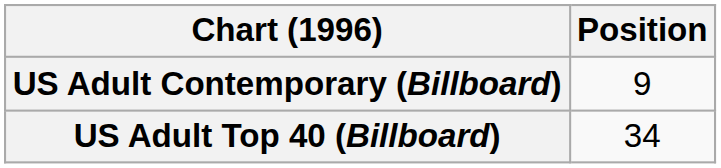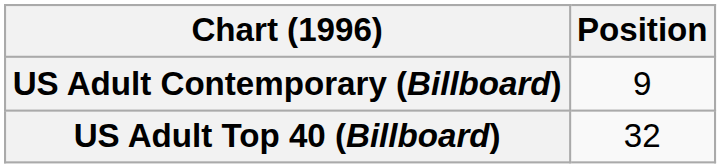(642, 135) 34 -> (642, 135) 32
